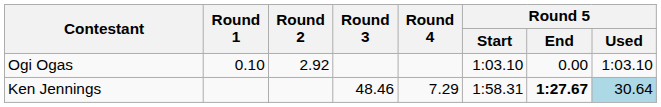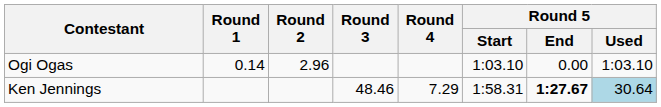(250, 65) 0.10 -> (250, 65) 0.14
(314, 65) 2.92 -> (314, 65) 2.96
